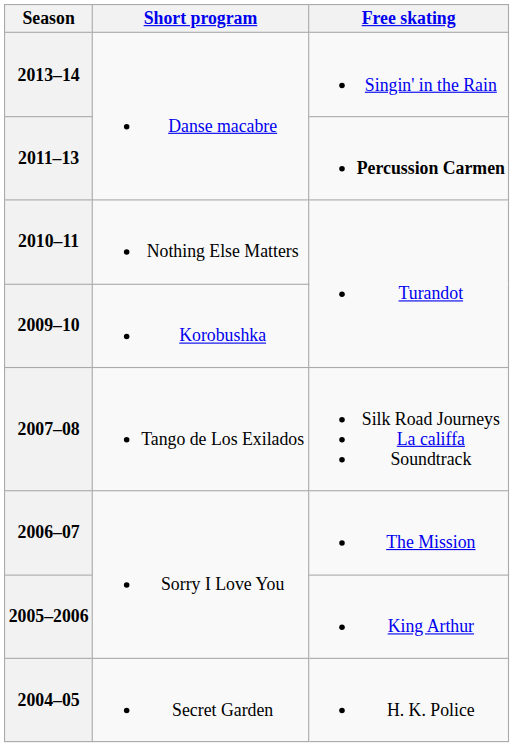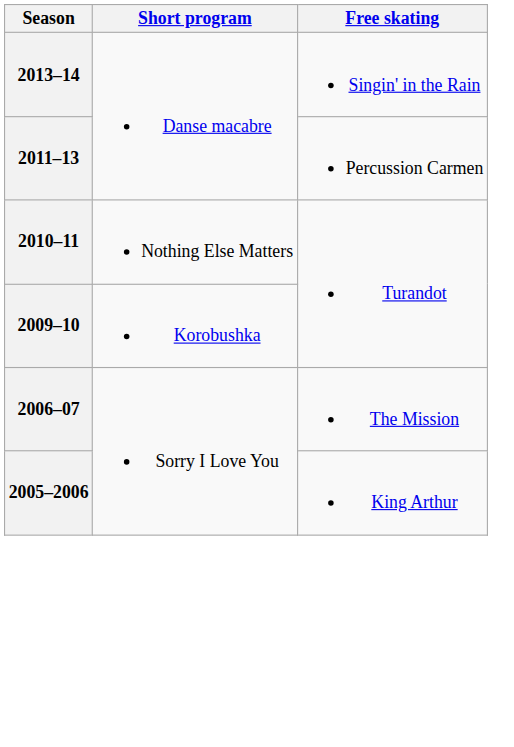(409, 168) bold -> (392, 168) normal
- row: (49, 429)
- row: (49, 700)
